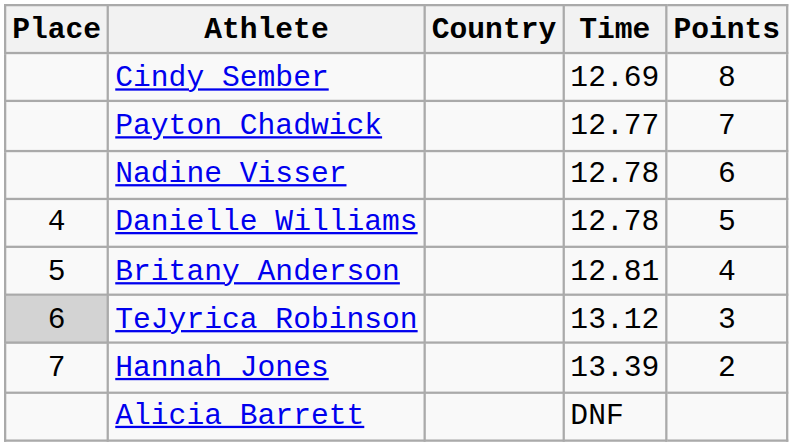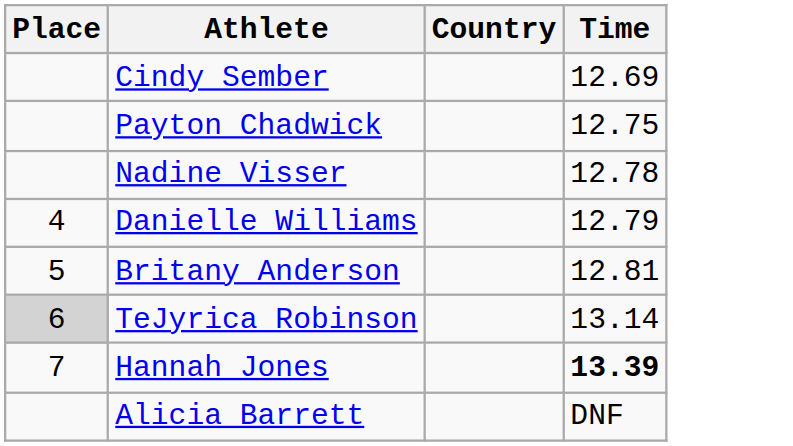- column: (727, 29)
(615, 126) 12.77 -> (615, 126) 12.75
(615, 223) 12.78 -> (615, 223) 12.79
(615, 319) 13.12 -> (615, 319) 13.14
(615, 367) normal -> (615, 367) bold
